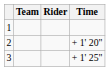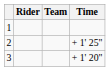columns swapped: (55, 12) <-> (27, 12)
(87, 43) + 1' 20" -> (87, 43) + 1' 25"
(87, 58) + 1' 25" -> (87, 58) + 1' 20"
